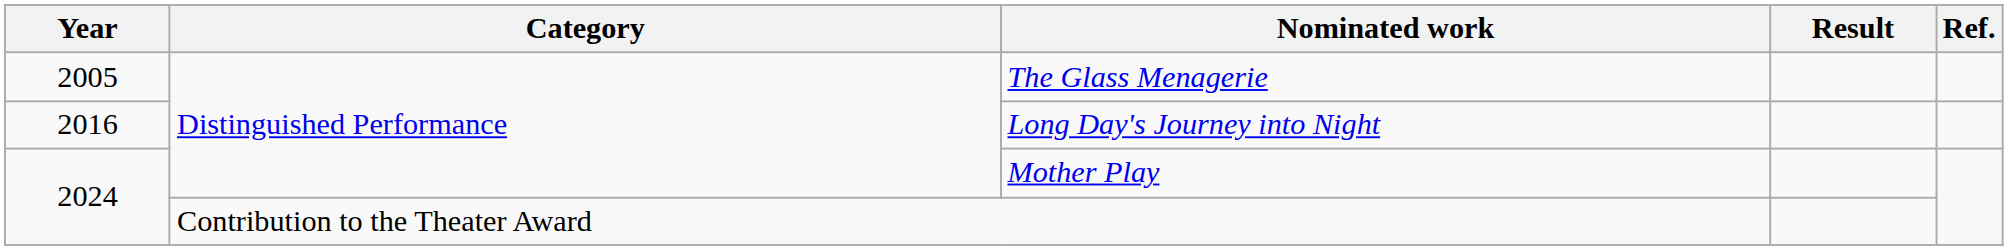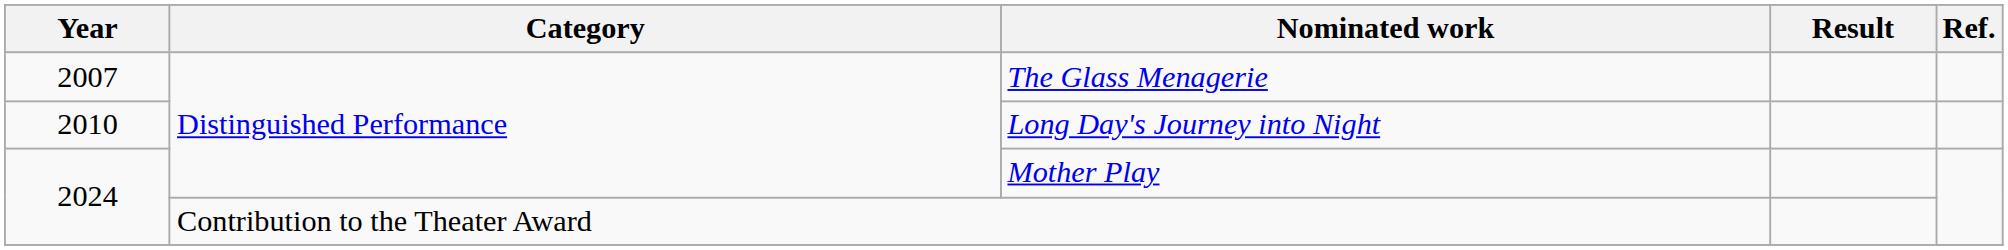(88, 76) 2005 -> (88, 76) 2007
(88, 124) 2016 -> (88, 124) 2010
